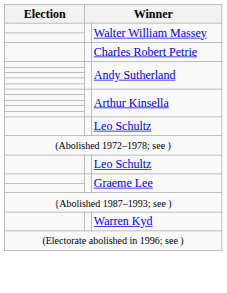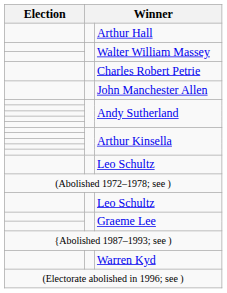+ row: (45, 33)
+ row: (45, 90)
